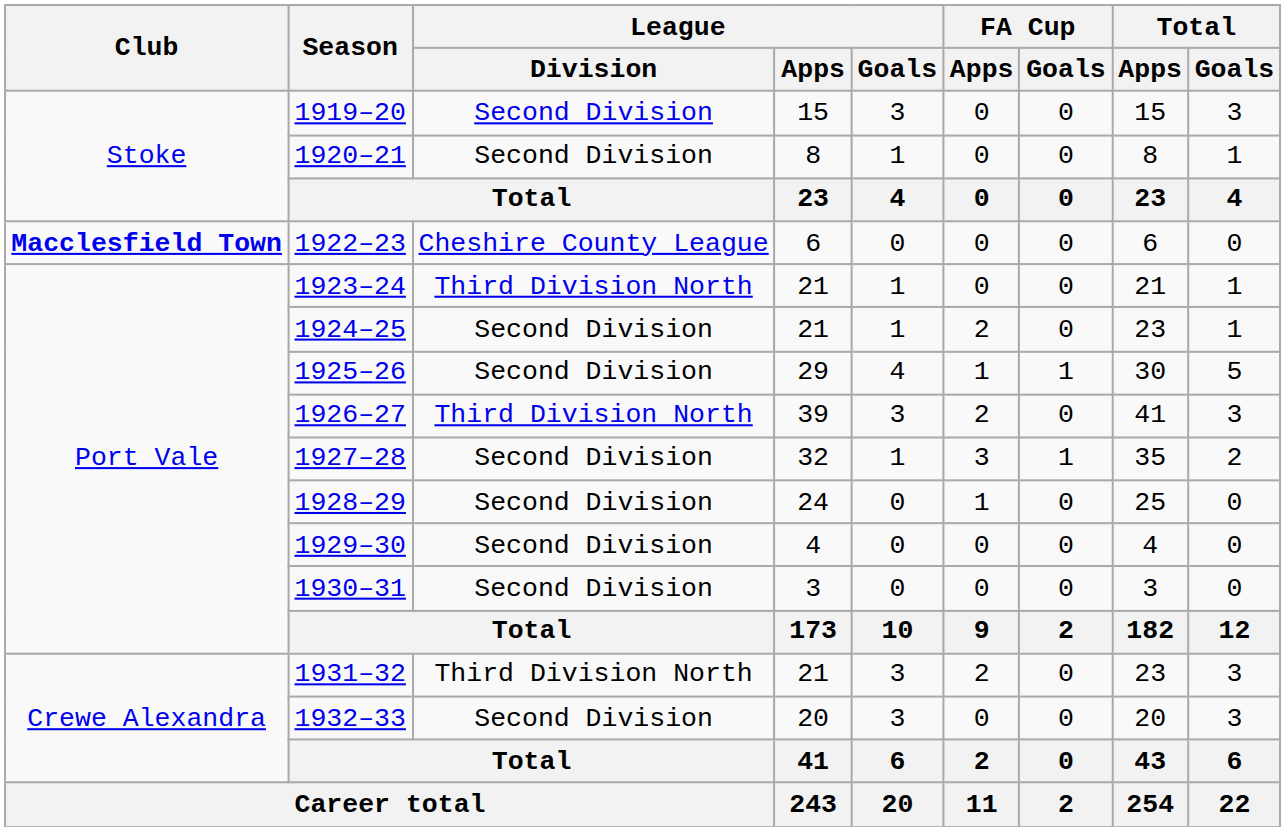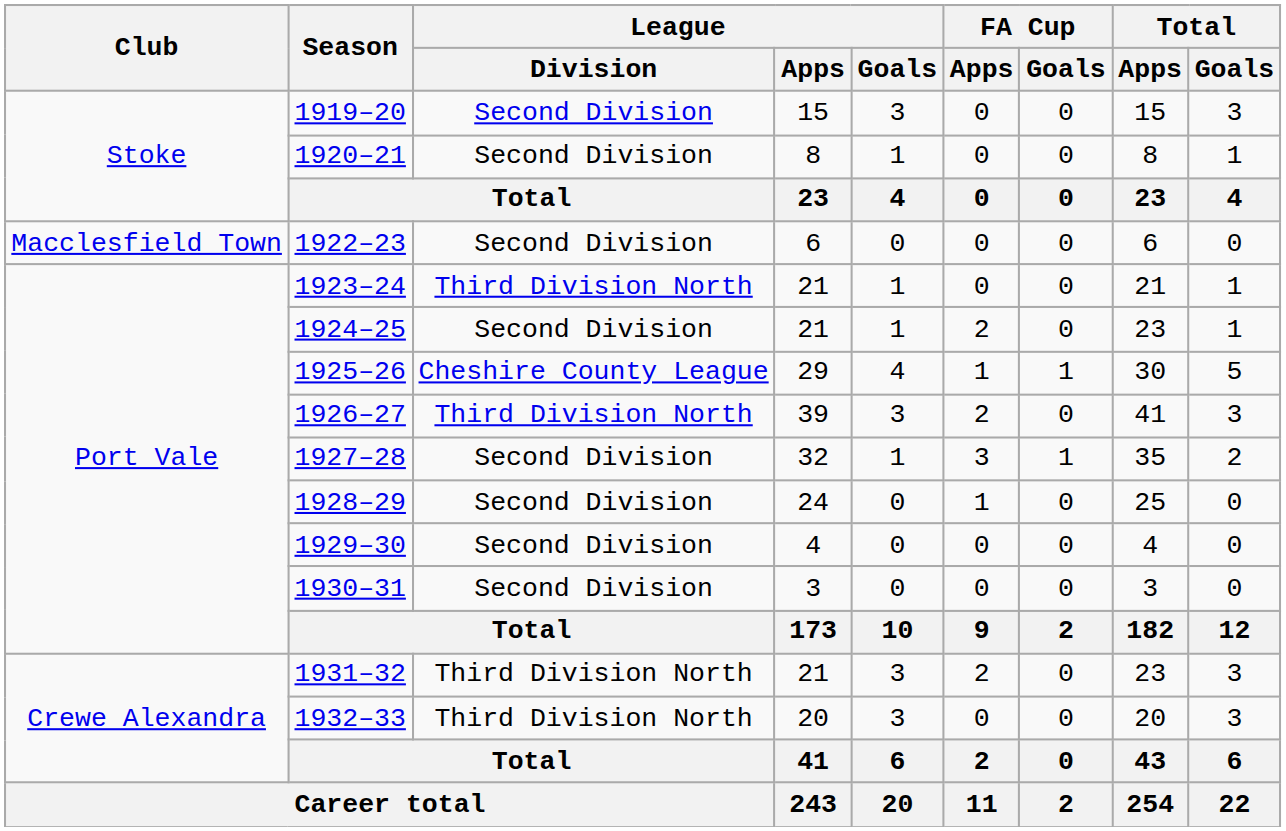(147, 243) bold -> (147, 243) normal
(594, 243) Cheshire County League -> (594, 243) Second Division
(594, 372) Second Division -> (594, 372) Cheshire County League
(594, 718) Second Division -> (594, 718) Third Division North
